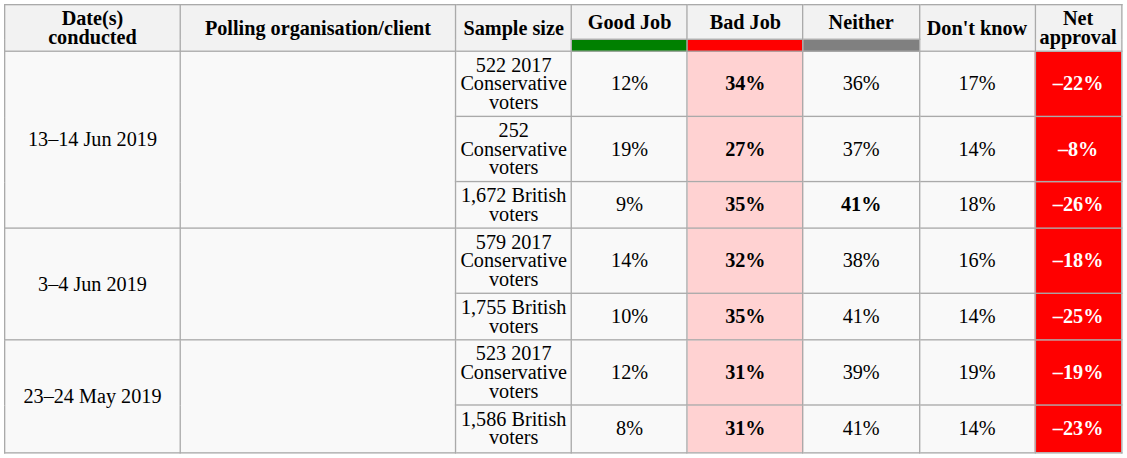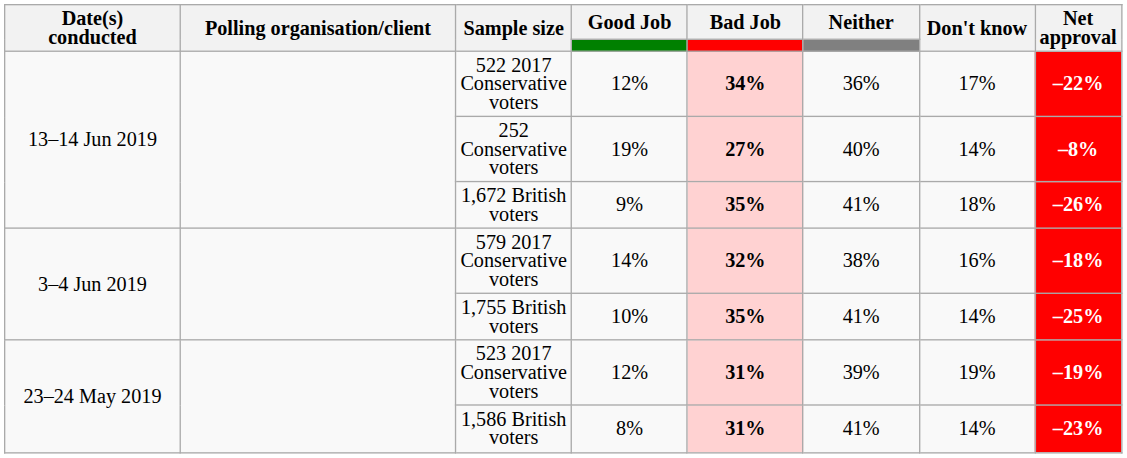(861, 149) 37% -> (861, 149) 40%
(861, 205) bold -> (861, 205) normal
